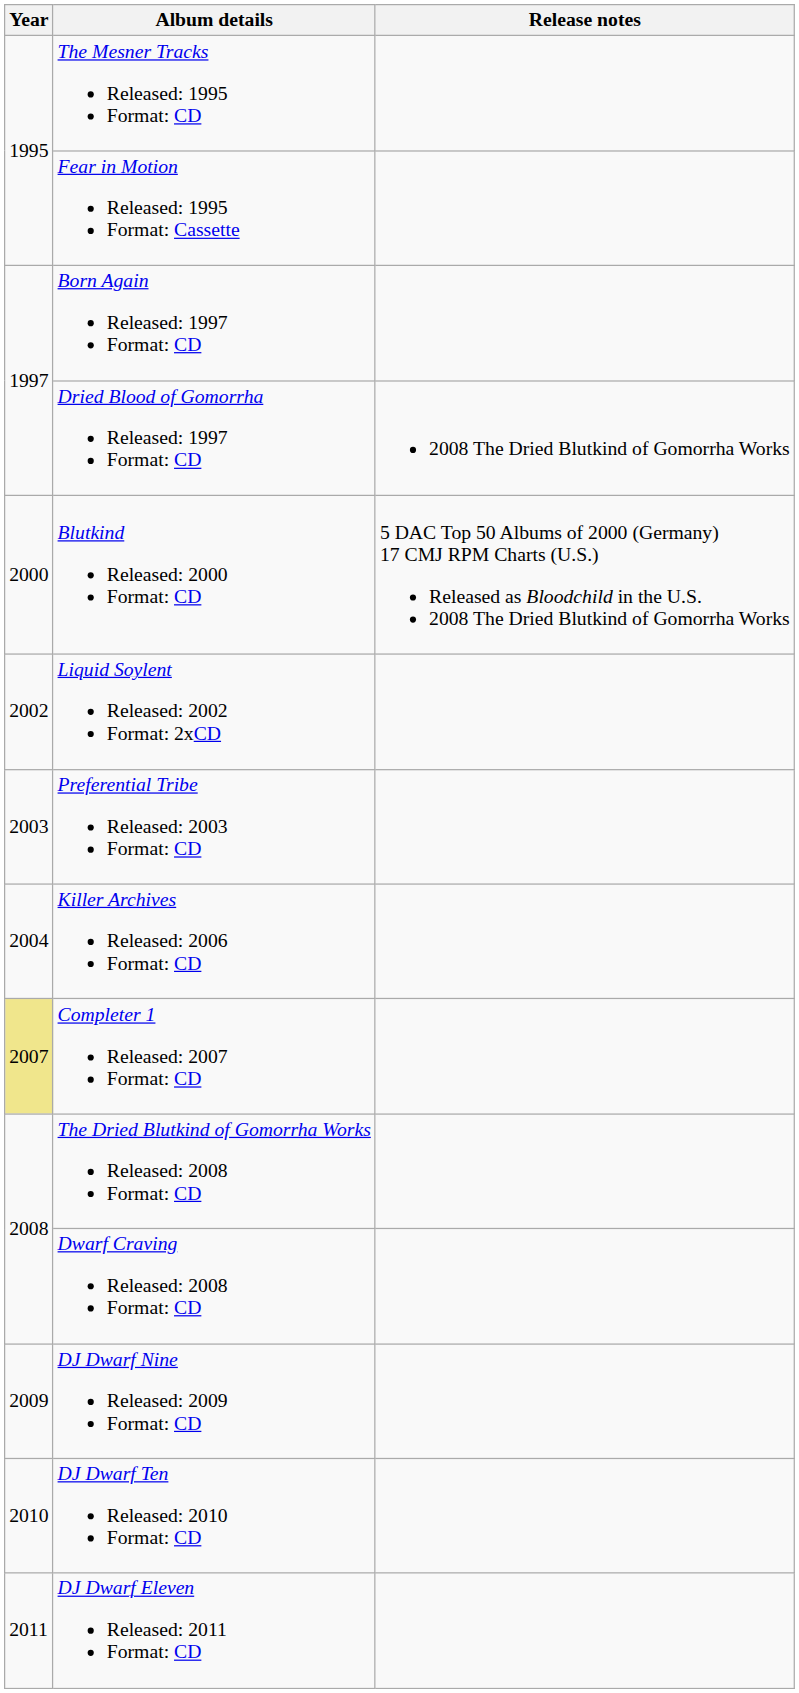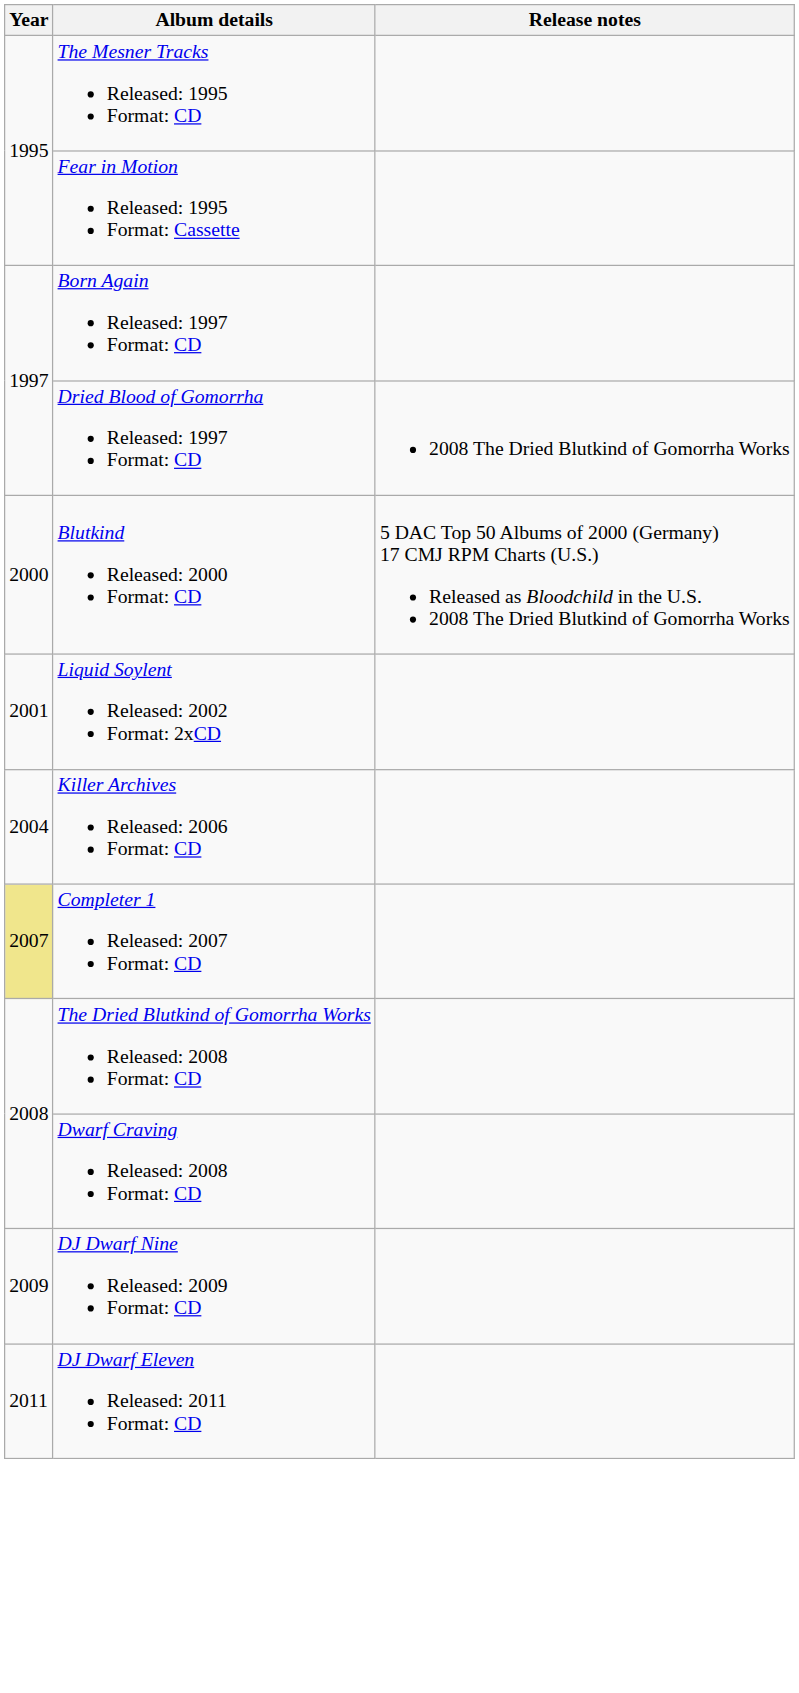(29, 711) 2002 -> (29, 711) 2001
- row: (214, 817)
- row: (214, 1506)
